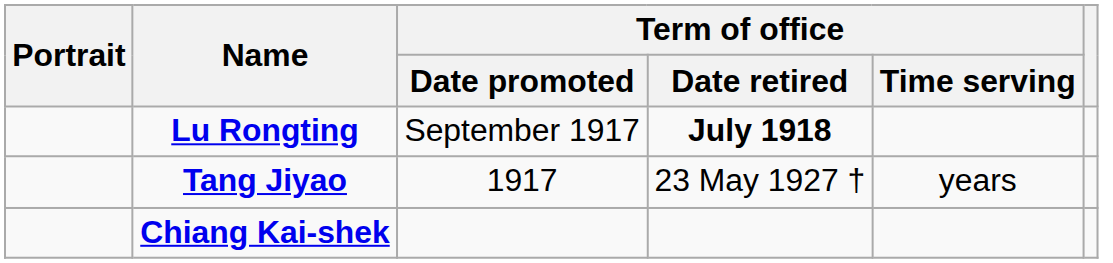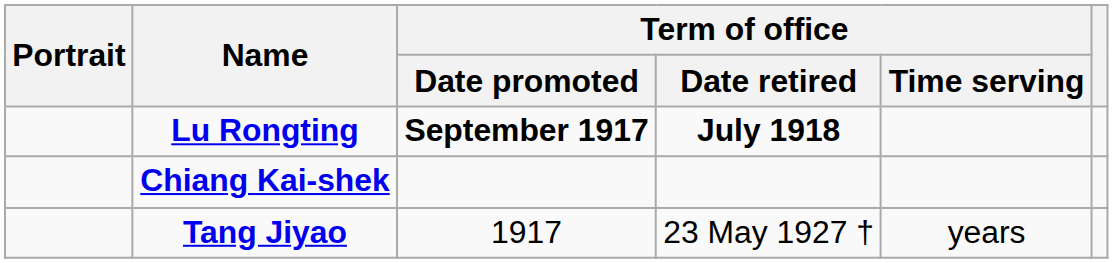(522, 130) normal -> (527, 130) bold
rows swapped: (265, 181) <-> (265, 231)
